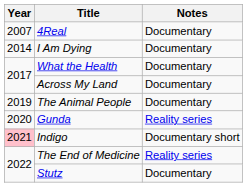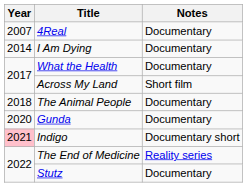(178, 84) Documentary -> (169, 84) Short film
(19, 102) 2019 -> (19, 102) 2018
(179, 119) Reality series -> (178, 119) Documentary
